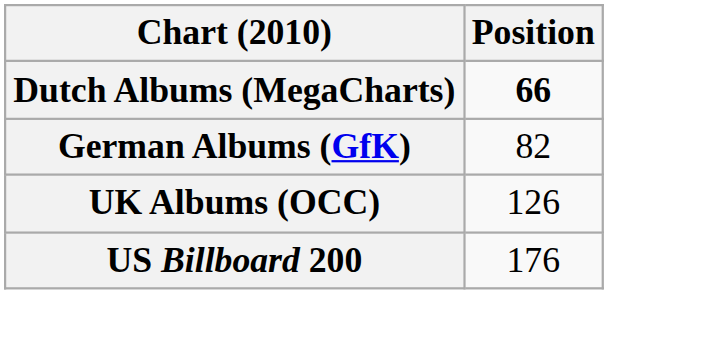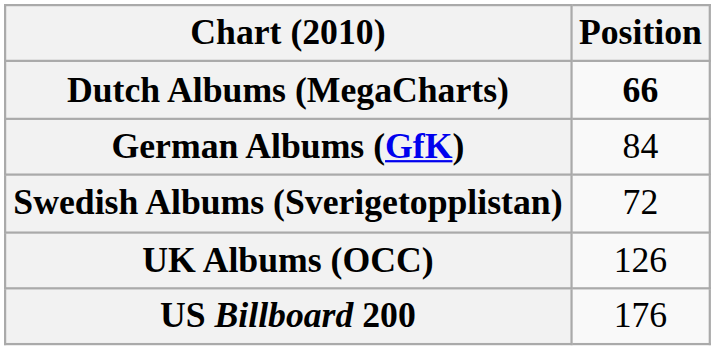(533, 145) 82 -> (640, 145) 84
+ row: (288, 202)
